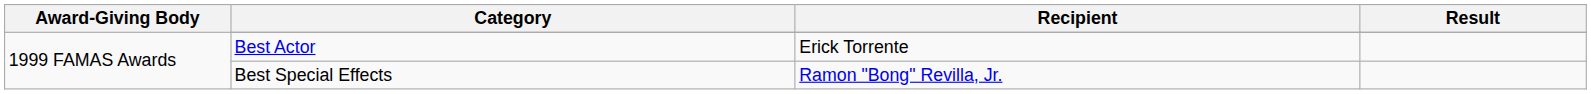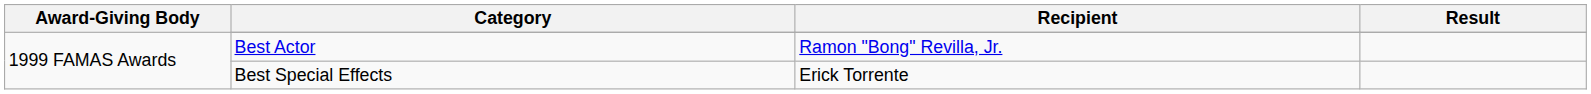(854, 46) Erick Torrente -> (901, 46) Ramon "Bong" Revilla, Jr.
(901, 74) Ramon "Bong" Revilla, Jr. -> (854, 74) Erick Torrente
